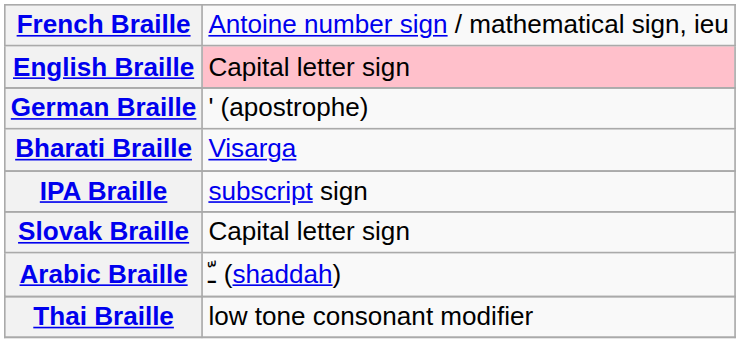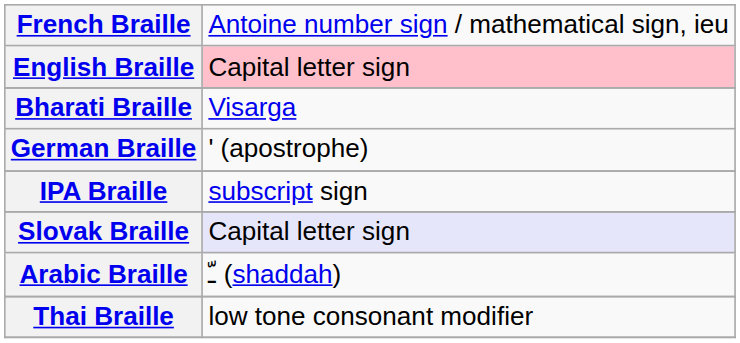rows swapped: (104, 107) <-> (104, 149)
(309, 231) no background -> (309, 231) lavender background
